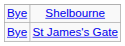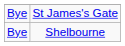rows swapped: (75, 13) <-> (75, 32)
